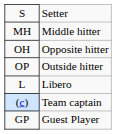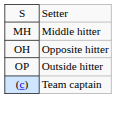- row: (22, 84)
- row: (22, 120)
